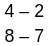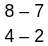rows swapped: (24, 11) <-> (24, 36)
